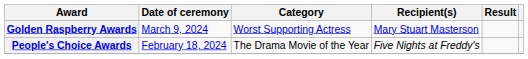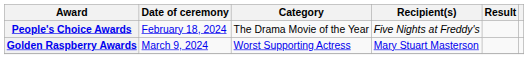rows swapped: (72, 45) <-> (72, 29)
